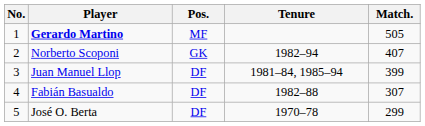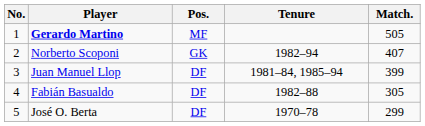(395, 92) 307 -> (395, 92) 305
